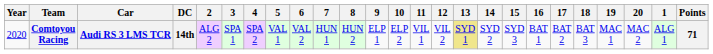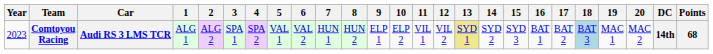columns swapped: (664, 12) <-> (185, 12)
(17, 34) 2020 -> (17, 34) 2023
(585, 34) no background -> (587, 34) lightblue background
(692, 34) 71 -> (692, 34) 68
